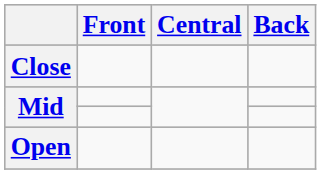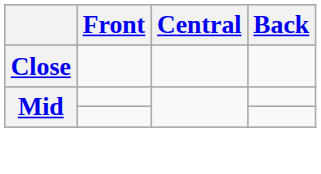- row: (41, 147)
